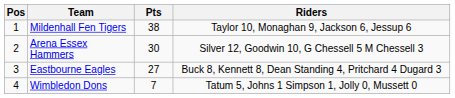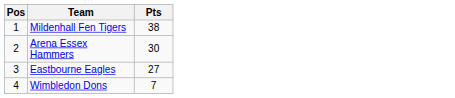- column: (311, 12)
